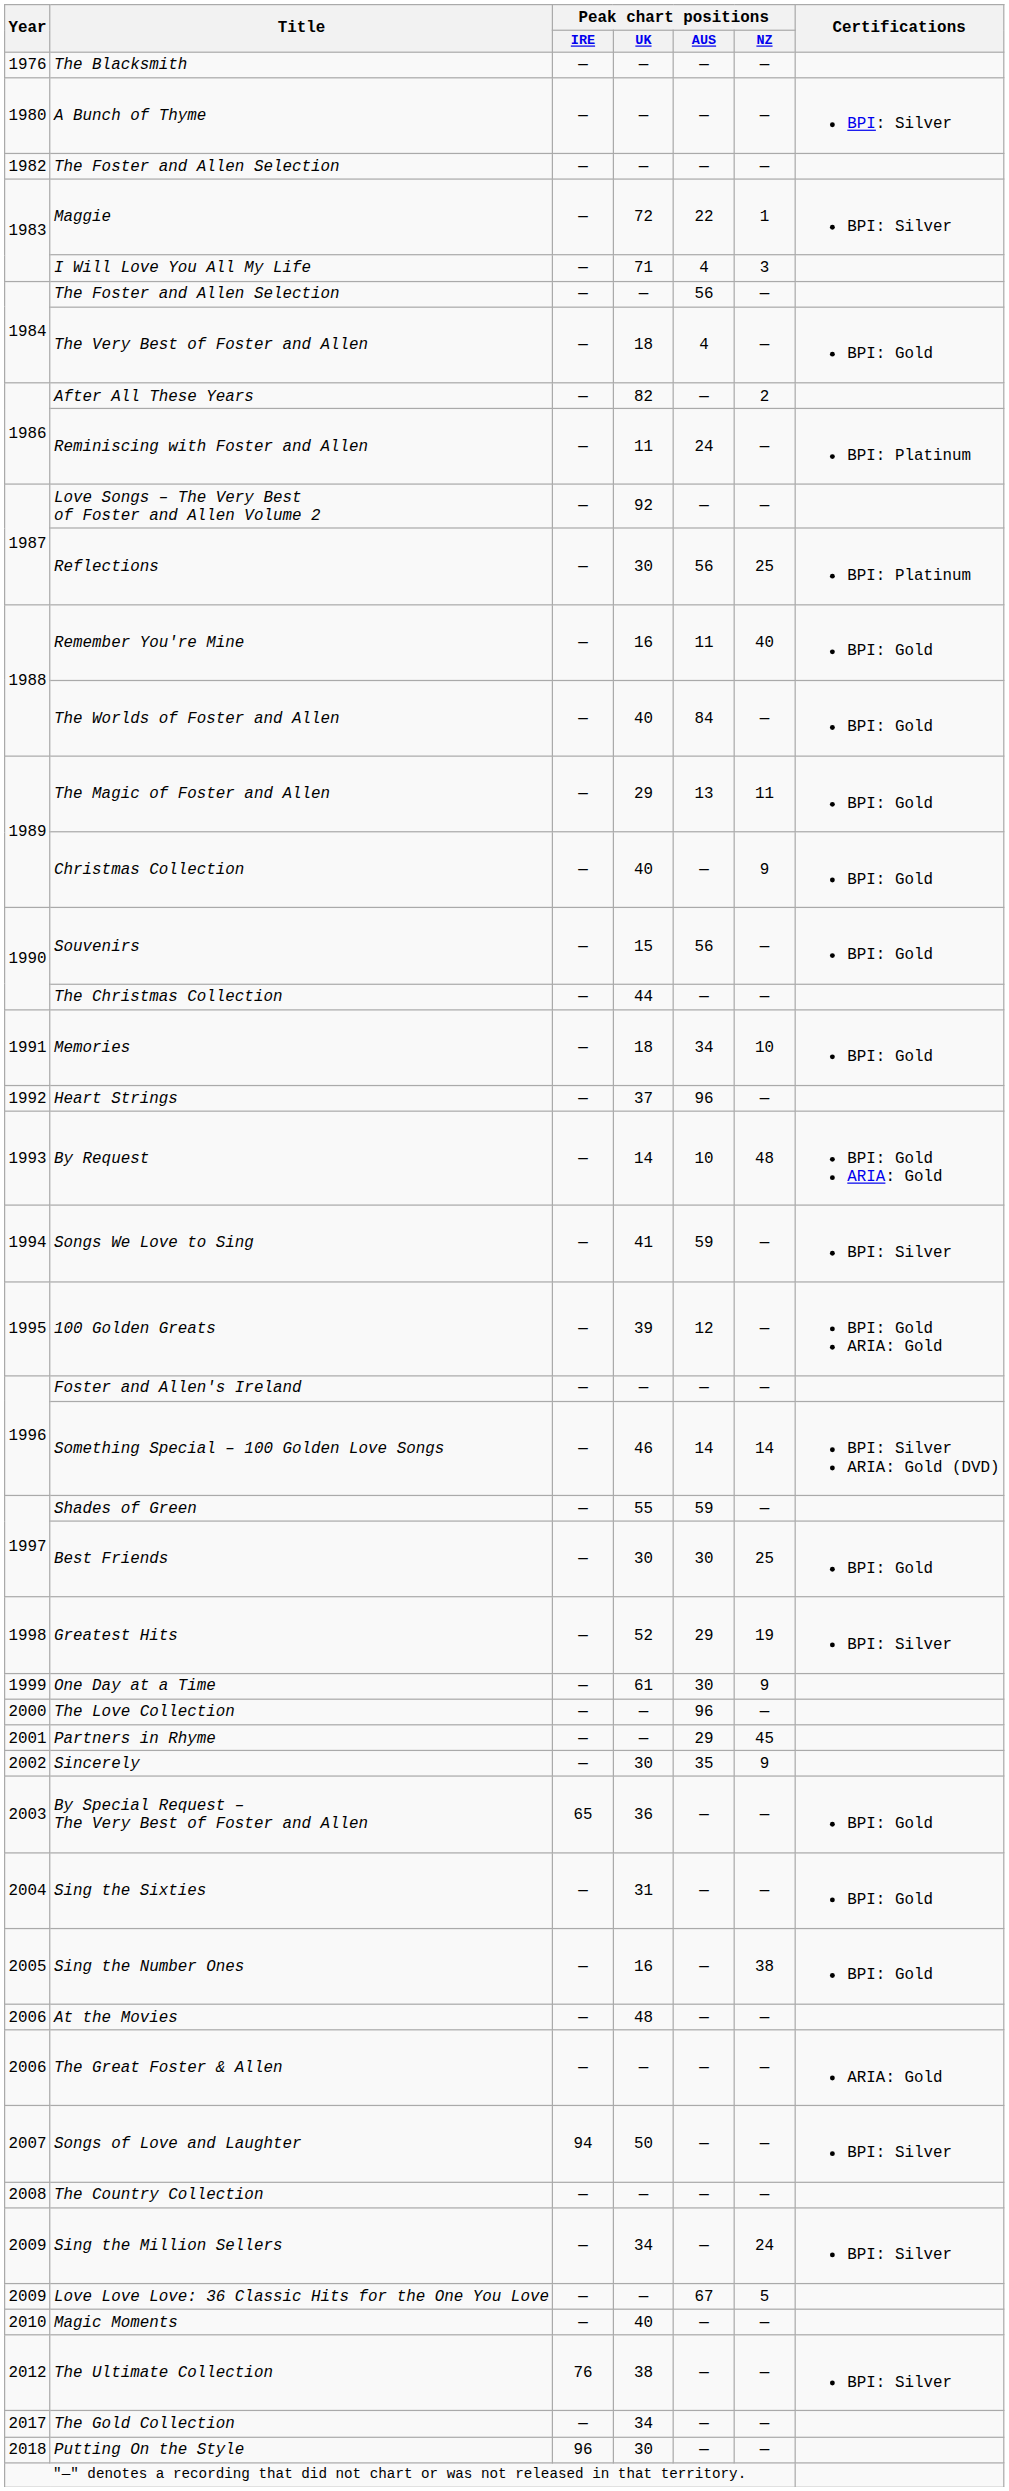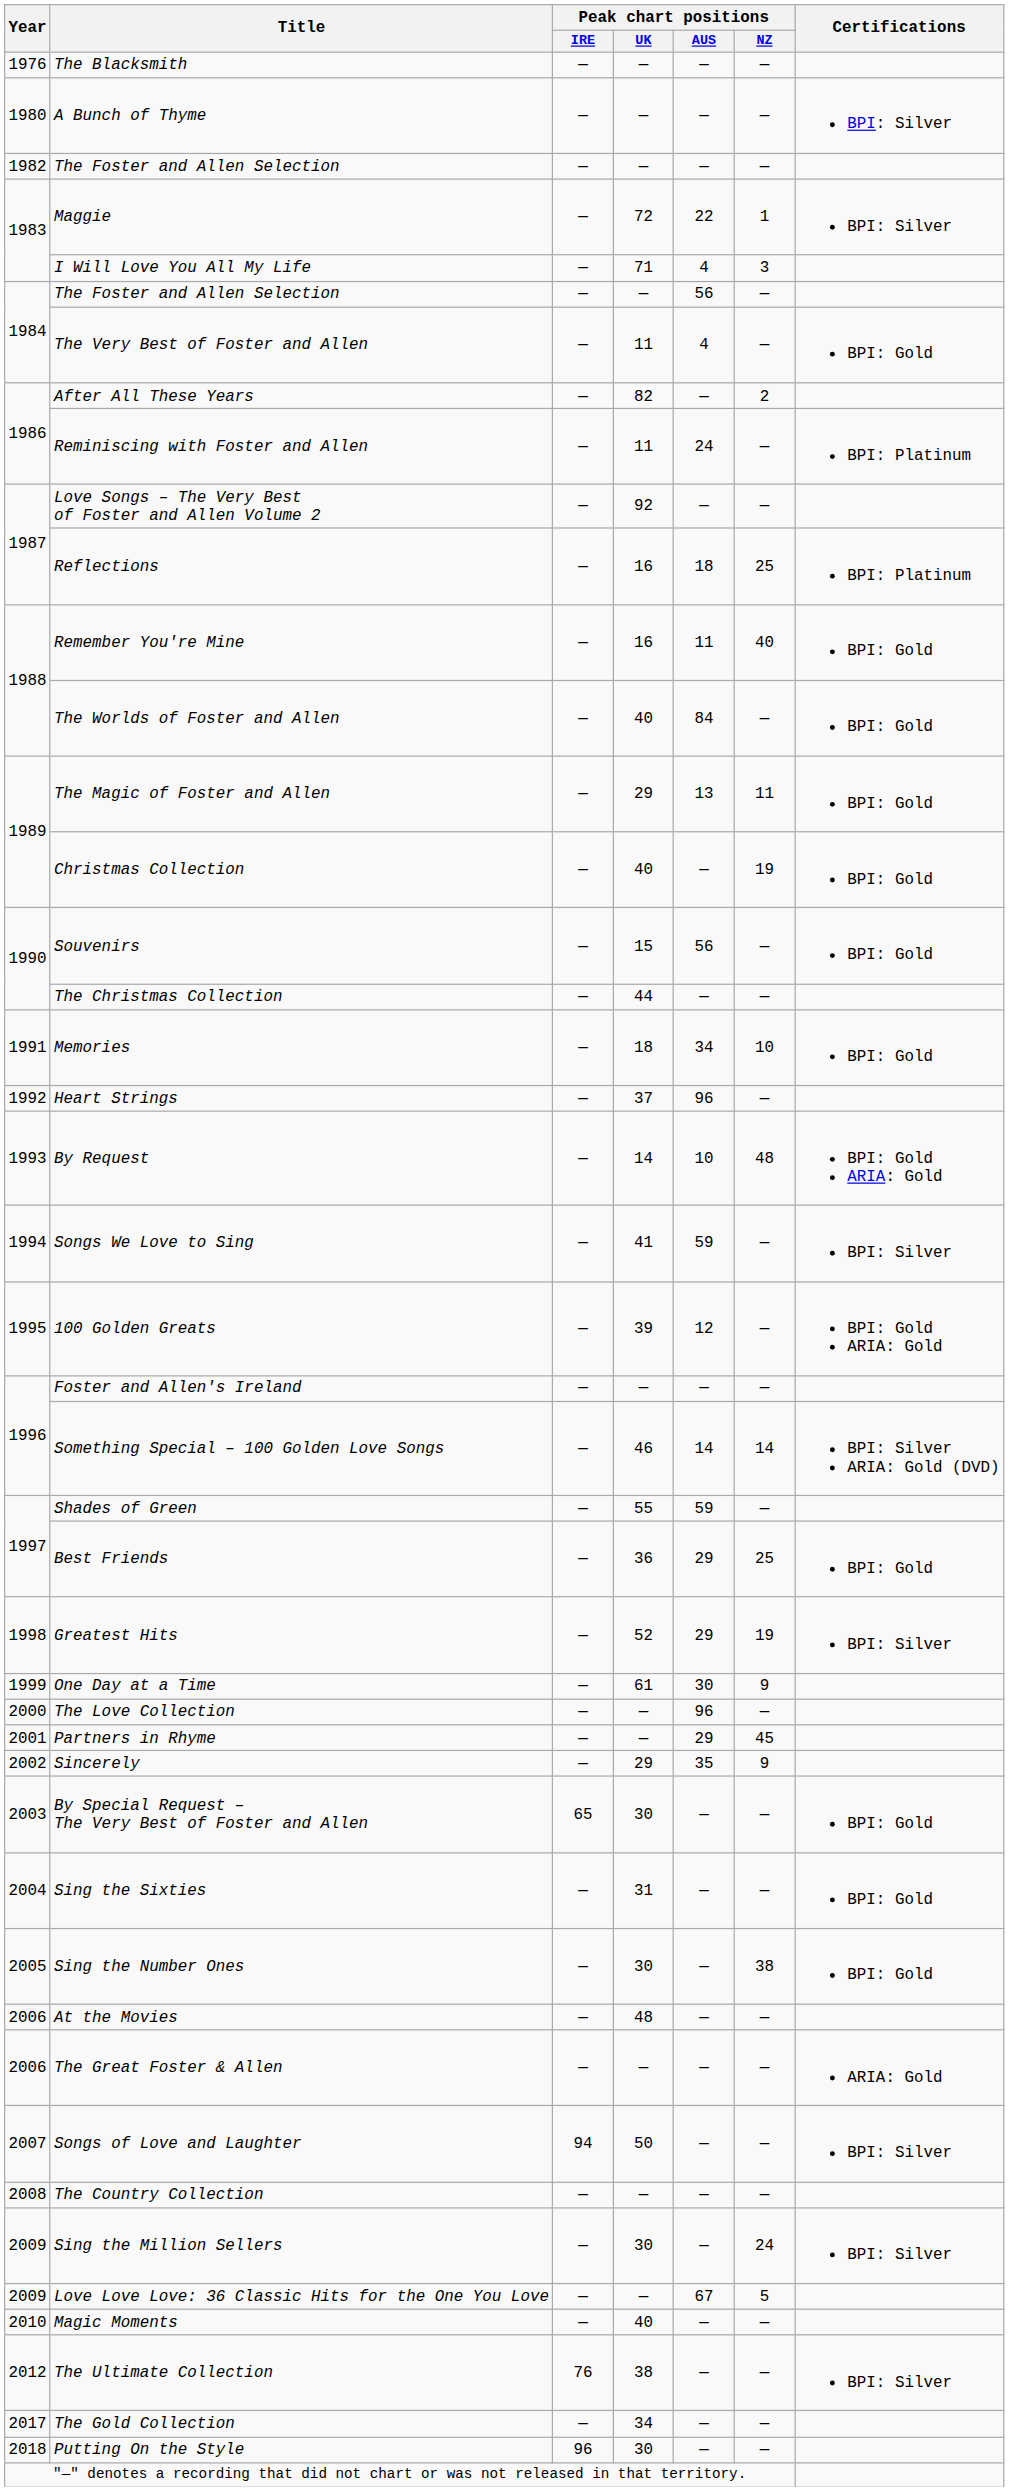(643, 345) 18 -> (643, 345) 11
(643, 566) 30 -> (643, 566) 16
(704, 566) 56 -> (704, 566) 18
(764, 870) 9 -> (764, 870) 19
(643, 1559) 30 -> (643, 1559) 36
(704, 1559) 30 -> (704, 1559) 29
(643, 1764) 30 -> (643, 1764) 29
(643, 1814) 36 -> (643, 1814) 30
(643, 1966) 16 -> (643, 1966) 30
(643, 2246) 34 -> (643, 2246) 30
